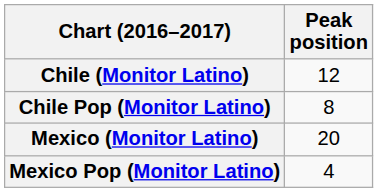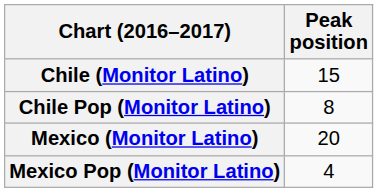(329, 75) 12 -> (329, 75) 15
